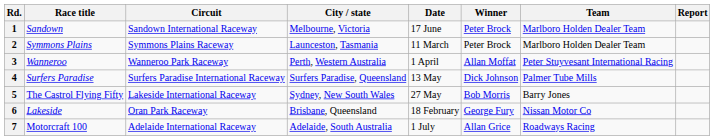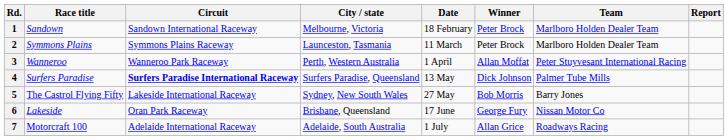(426, 29) 17 June -> (448, 29) 18 February
(206, 78) normal -> (213, 78) bold
(435, 111) 18 February -> (439, 111) 17 June
